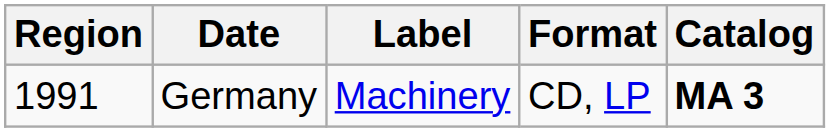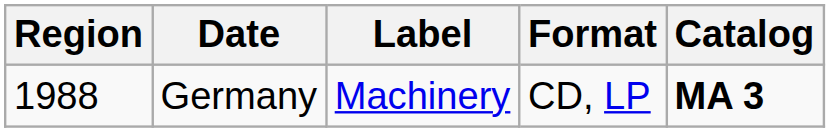(56, 95) 1991 -> (56, 95) 1988
